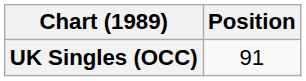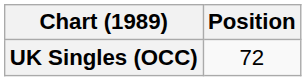(252, 57) 91 -> (252, 57) 72
